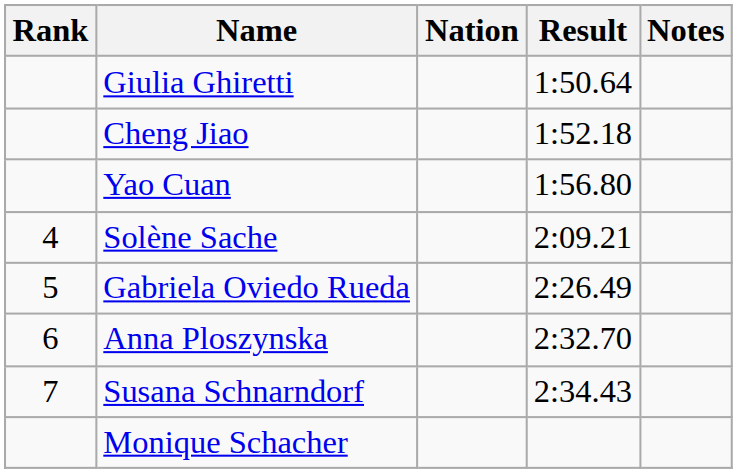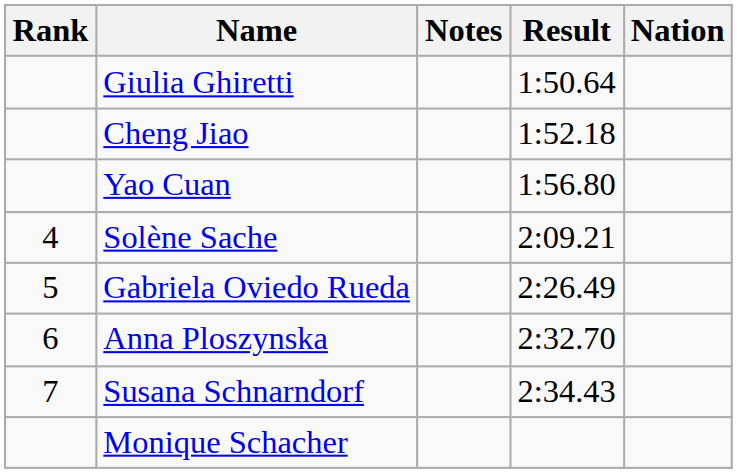columns swapped: (472, 30) <-> (686, 30)
